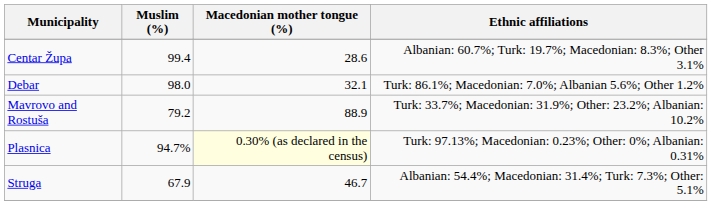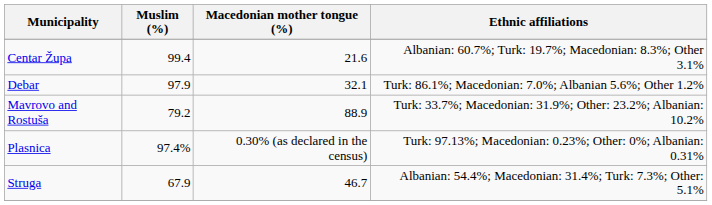(356, 57) 28.6 -> (356, 57) 21.6
(179, 85) 98.0 -> (179, 85) 97.9
(174, 148) 94.7% -> (174, 148) 97.4%
(302, 148) lightyellow background -> (302, 148) no background
